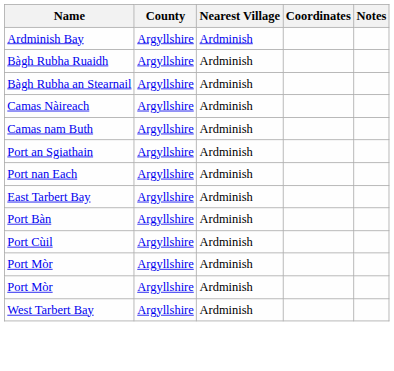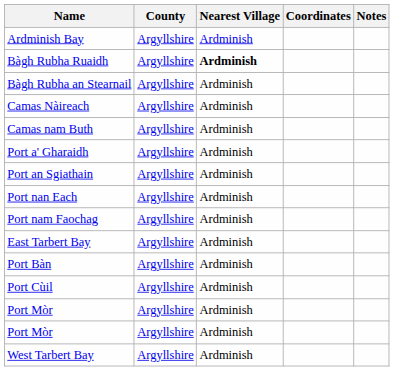(226, 61) normal -> (228, 61) bold
+ row: (48, 151)
+ row: (53, 219)
